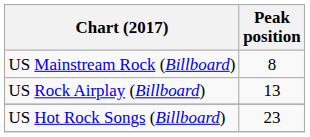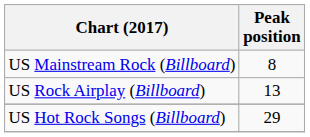(272, 117) 23 -> (272, 117) 29
